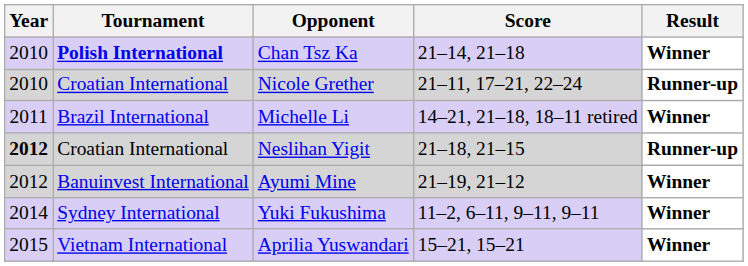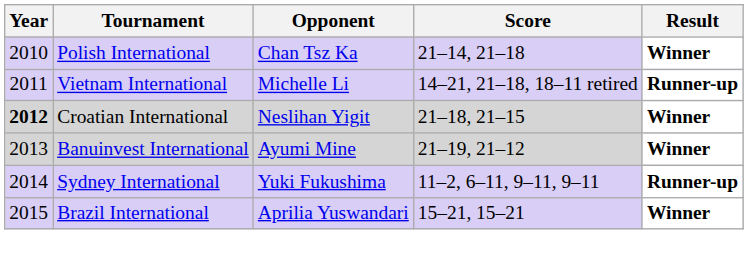(140, 52) bold -> (134, 52) normal
- row: (316, 85)
(133, 117) Brazil International -> (142, 85) Vietnam International
(679, 117) Winner -> (692, 85) Runner-up
(692, 149) Runner-up -> (679, 117) Winner
(29, 181) 2012 -> (29, 149) 2013
(679, 213) Winner -> (692, 181) Runner-up
(142, 245) Vietnam International -> (133, 213) Brazil International
